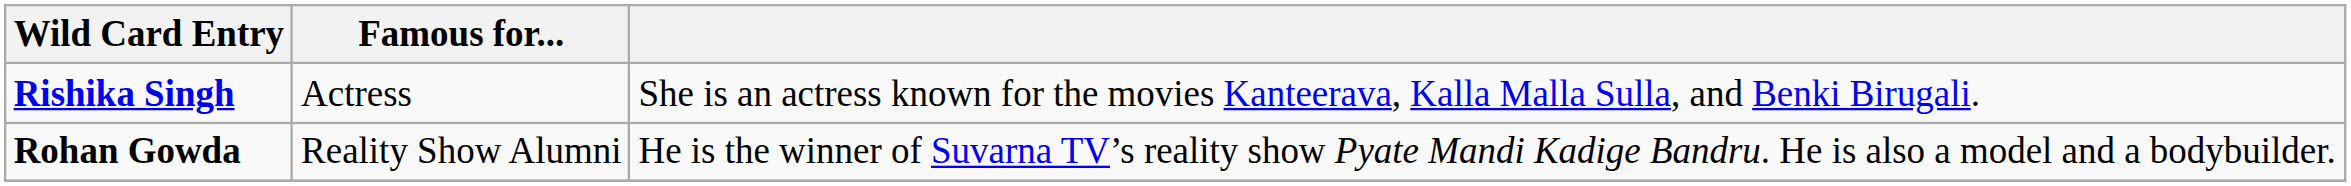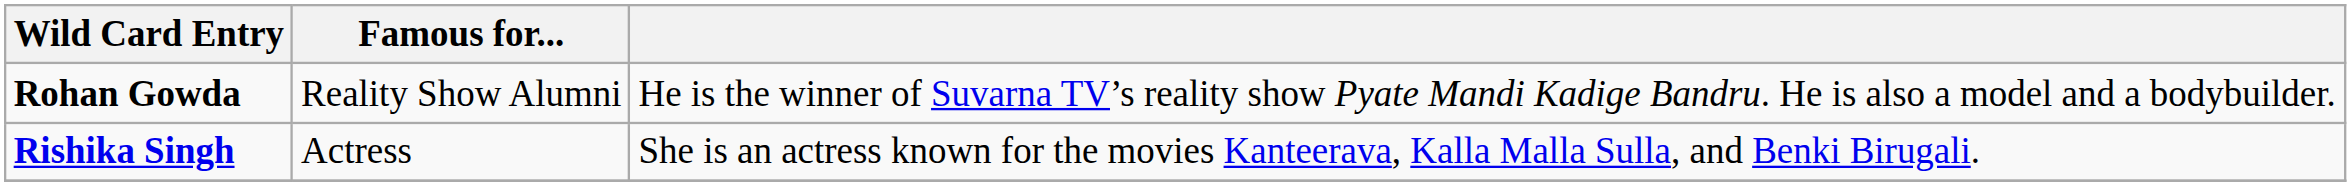rows swapped: (127, 151) <-> (124, 92)
